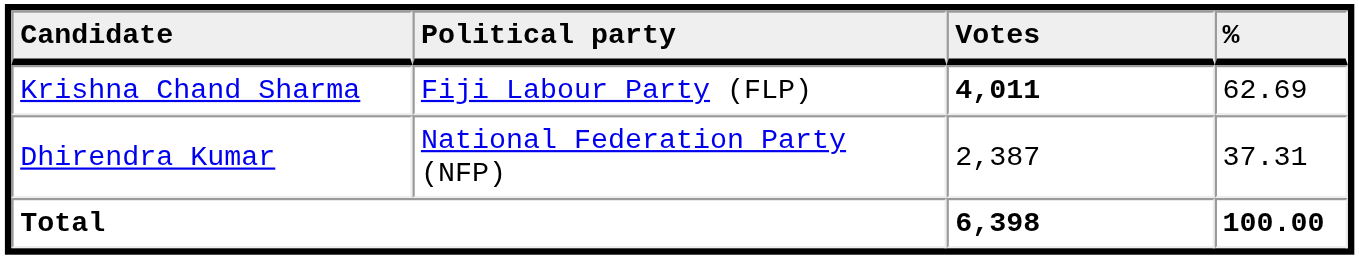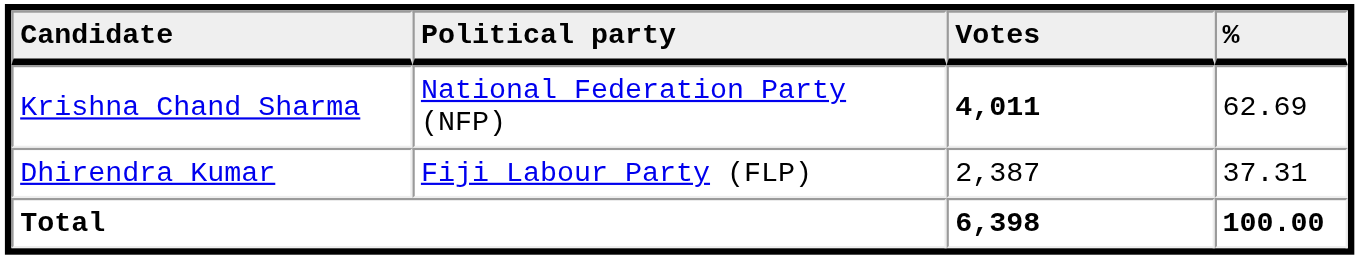(616, 90) Fiji Labour Party (FLP) -> (634, 106) National Federation Party (NFP)
(634, 157) National Federation Party (NFP) -> (616, 173) Fiji Labour Party (FLP)
